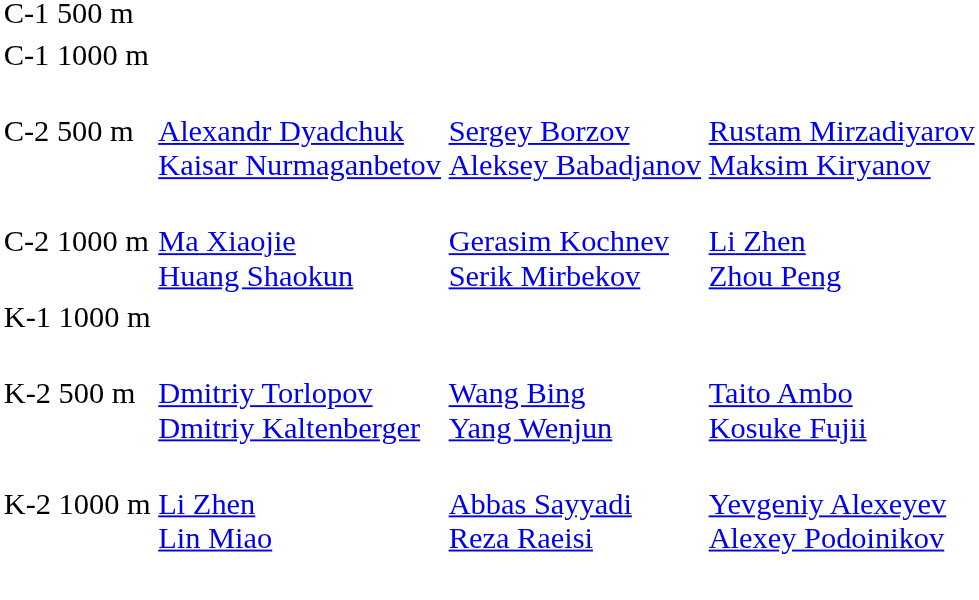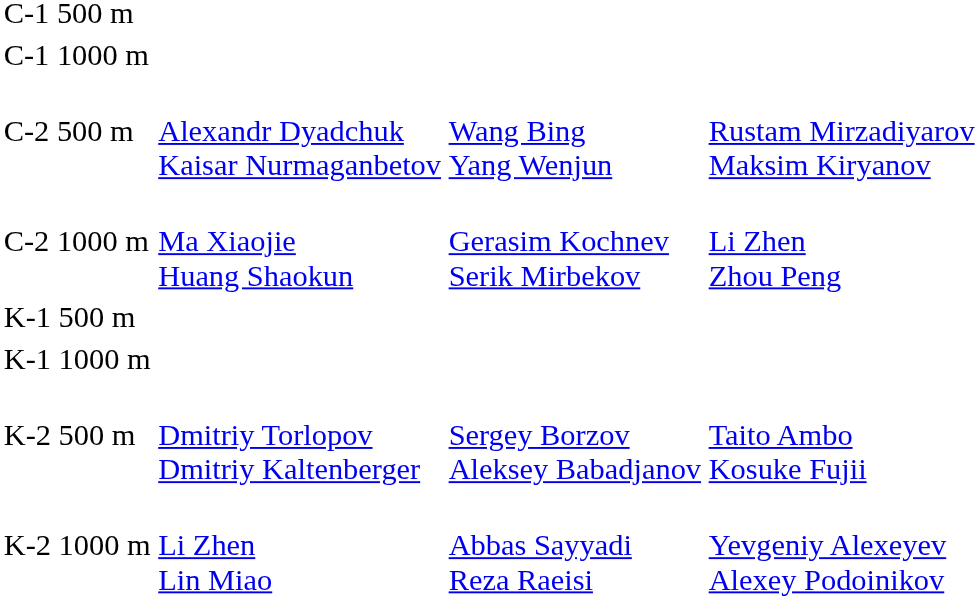(575, 148) Sergey Borzov Aleksey Babadjanov -> (530, 148) Wang Bing Yang Wenjun
+ row: (70, 317)
(530, 410) Wang Bing Yang Wenjun -> (575, 452) Sergey Borzov Aleksey Babadjanov
